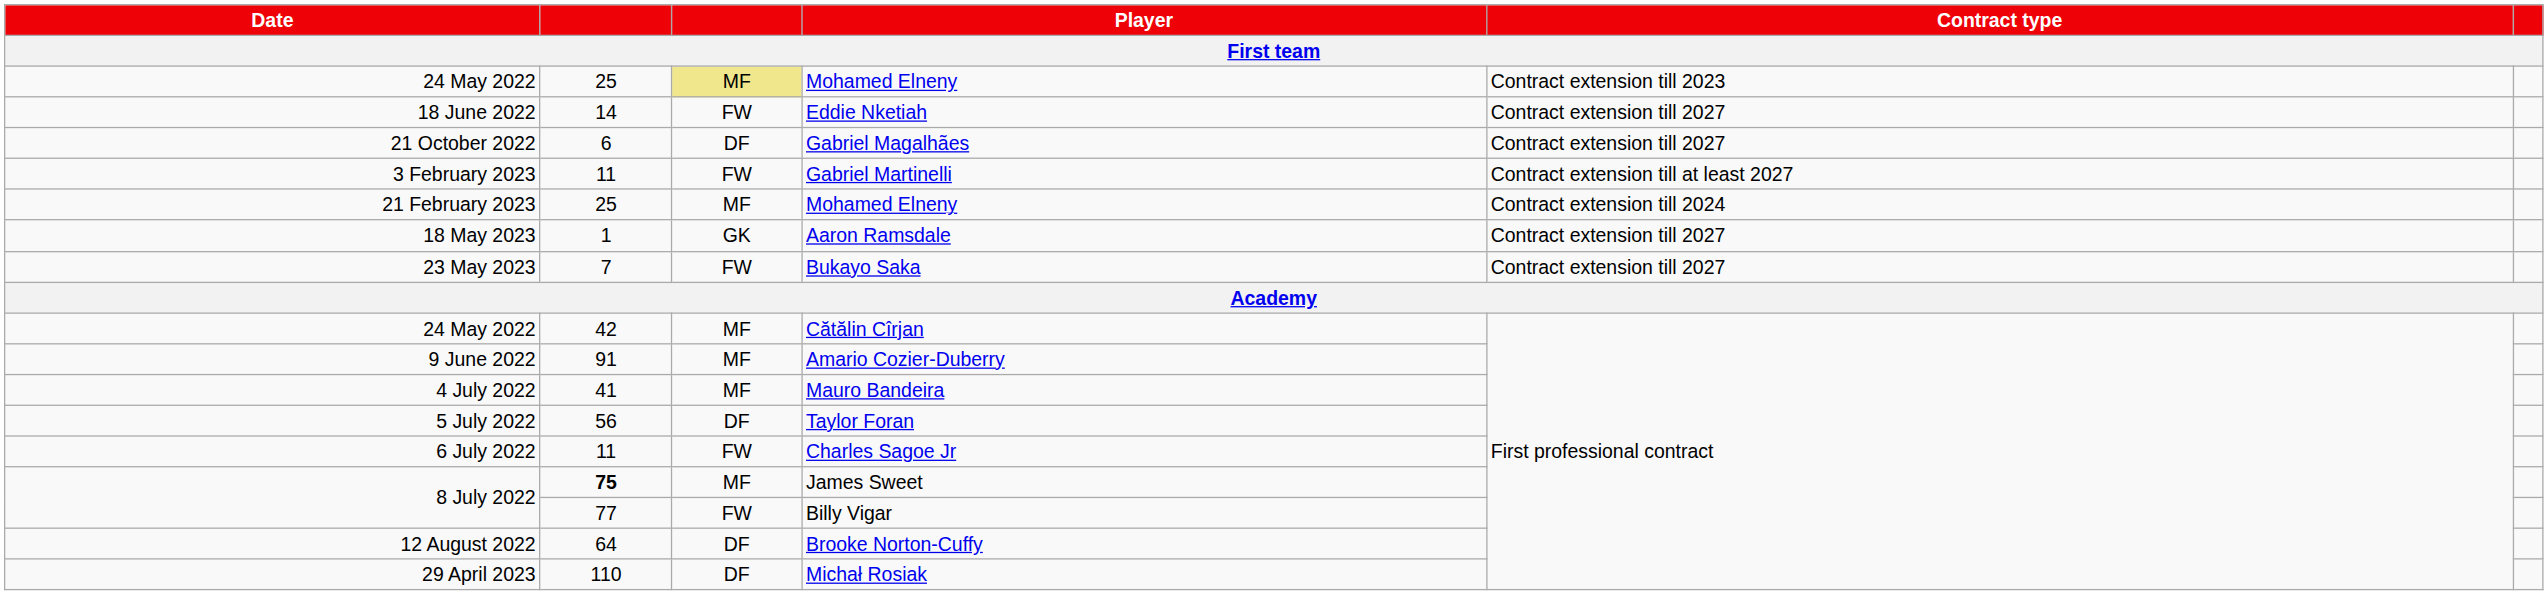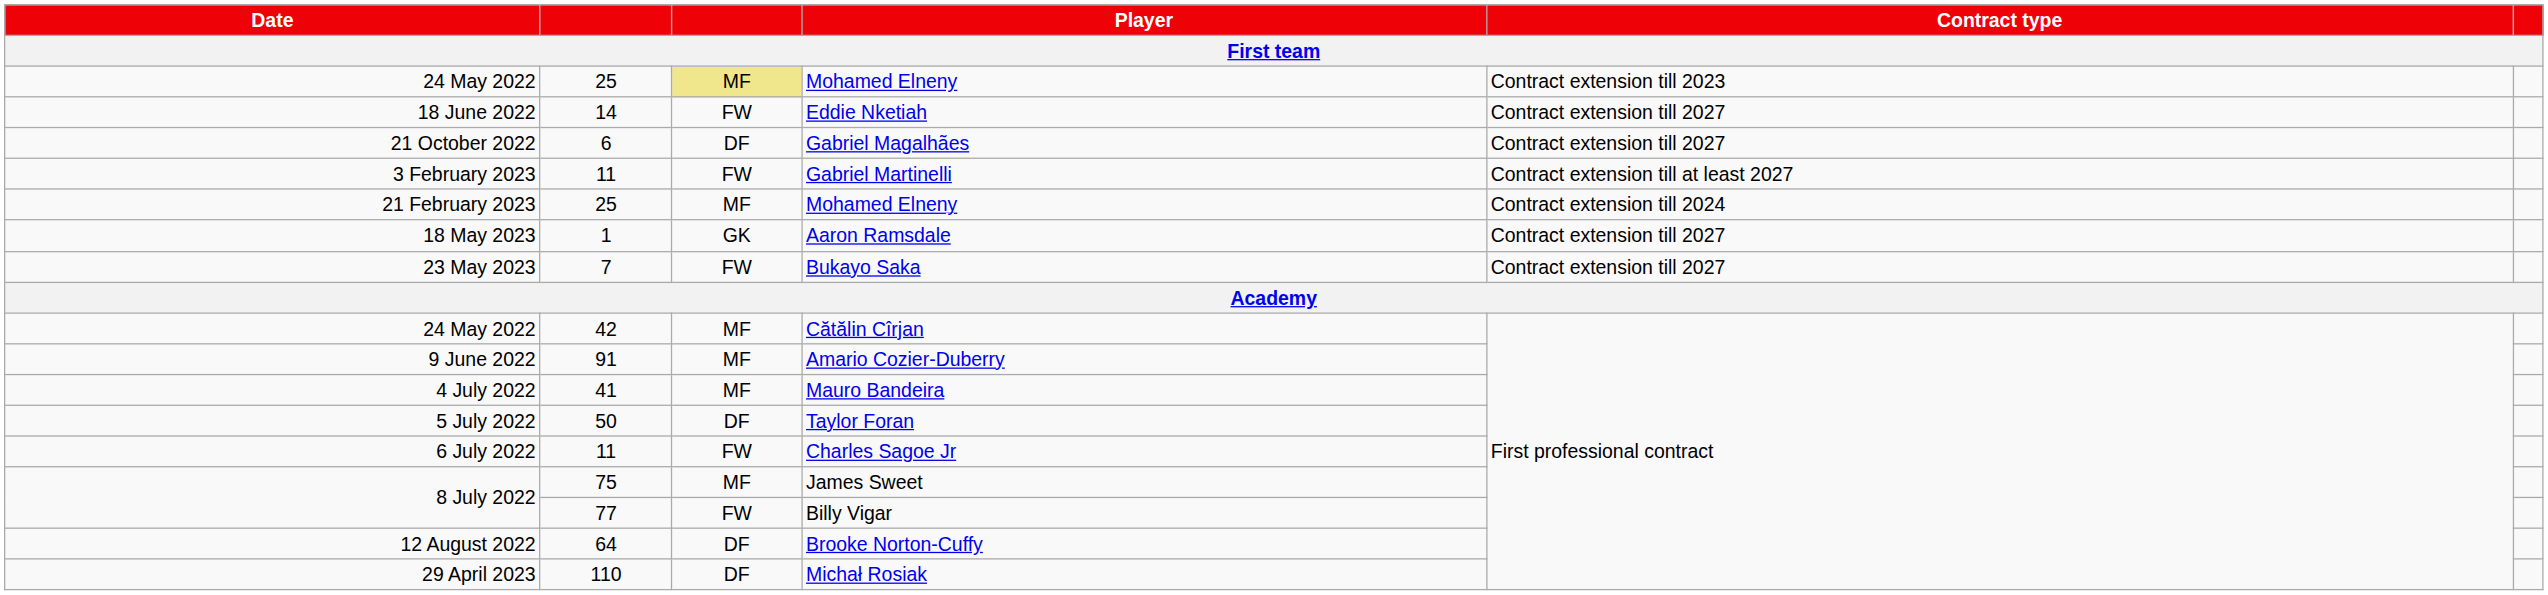(606, 421) 56 -> (606, 421) 50
(606, 482) bold -> (606, 482) normal
